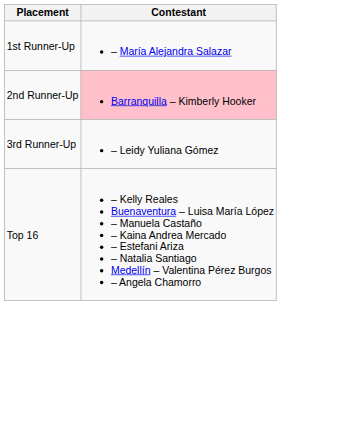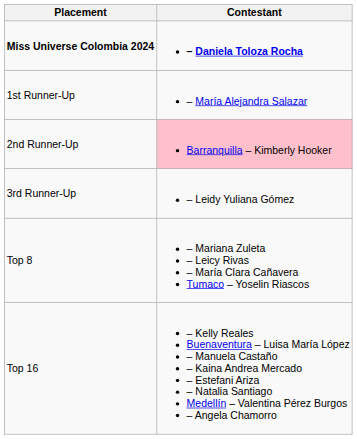+ row: (80, 46)
+ row: (20, 261)
